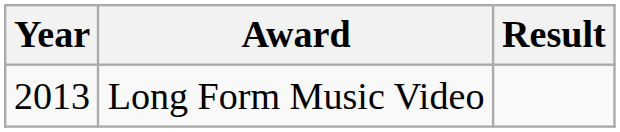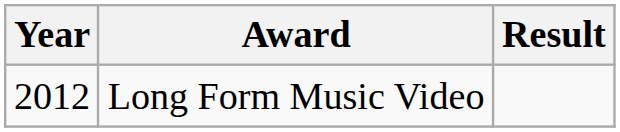(52, 95) 2013 -> (52, 95) 2012
